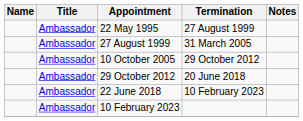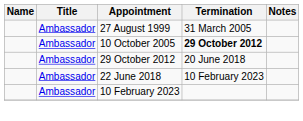- row: (129, 28)
(222, 60) normal -> (223, 44) bold
